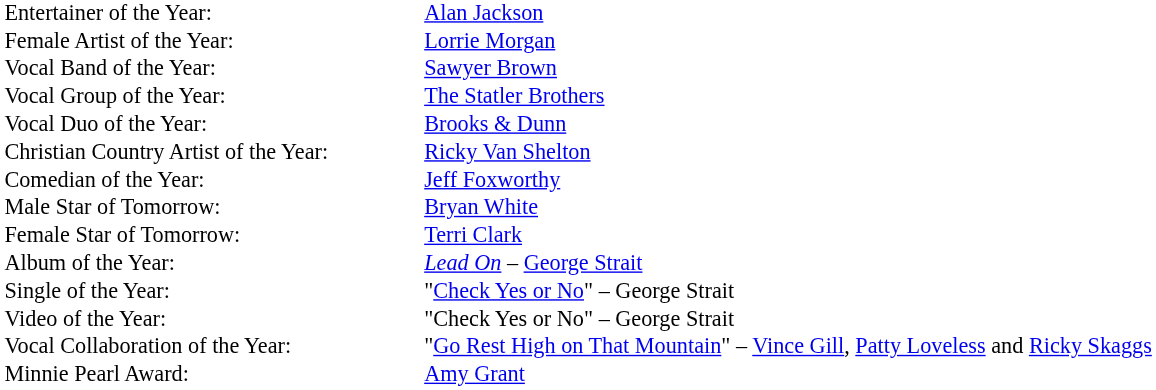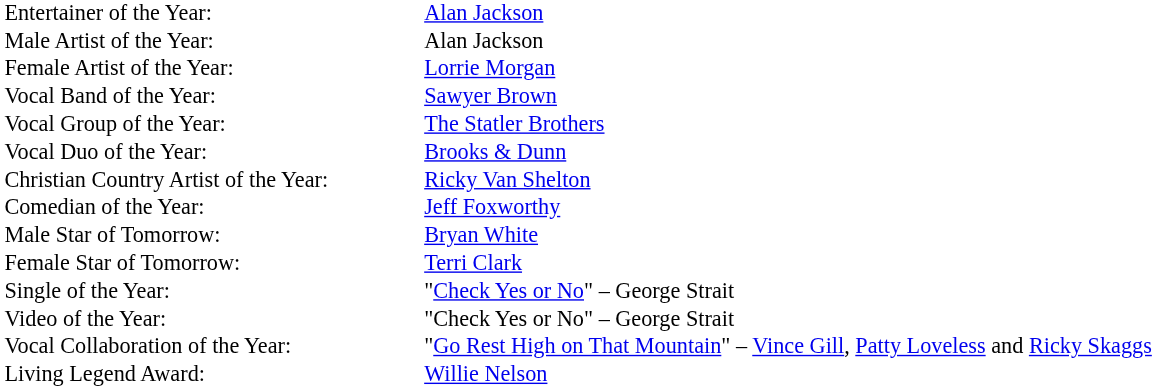+ row: (109, 40)
- row: (90, 262)
+ row: (105, 374)
- row: (97, 374)
